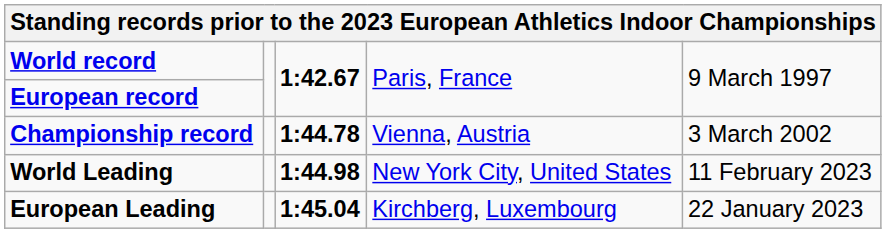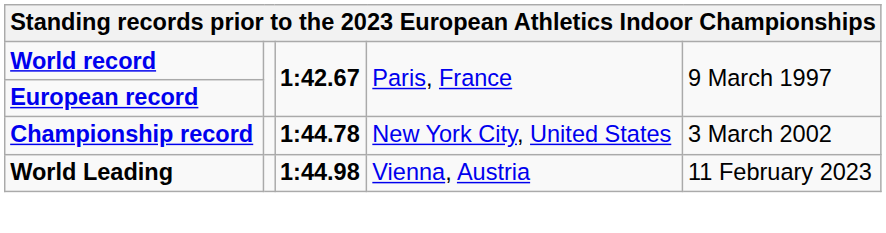(451, 135) Vienna, Austria -> (522, 135) New York City, United States
(522, 172) New York City, United States -> (451, 172) Vienna, Austria
- row: (113, 209)
